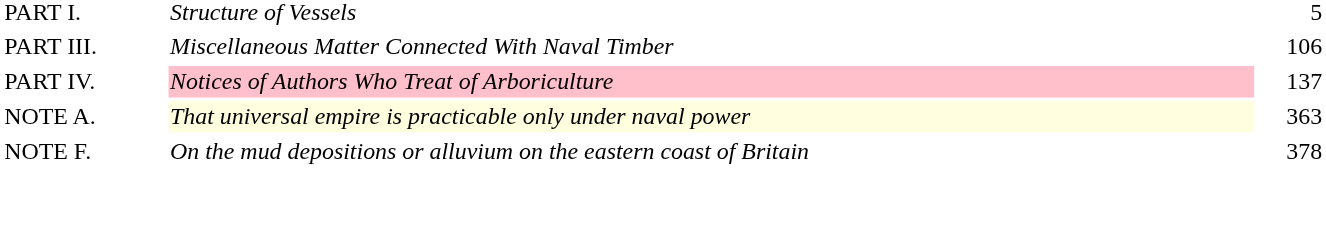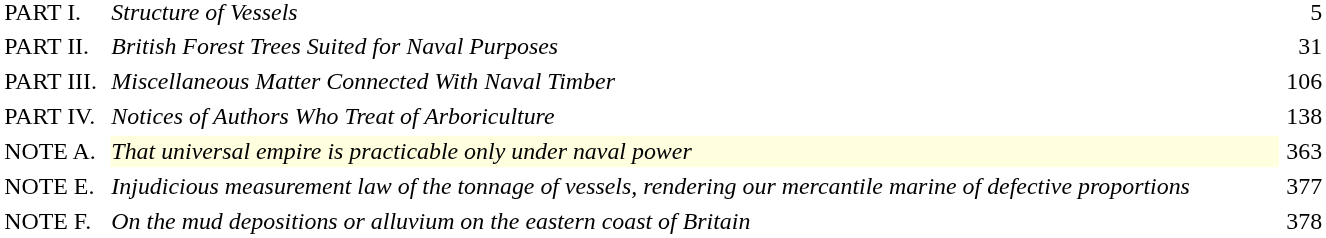+ row: (47, 46)
(392, 81) pink background -> (333, 116) no background
(1304, 81) 137 -> (1304, 116) 138
+ row: (49, 186)
